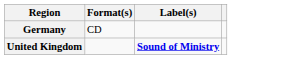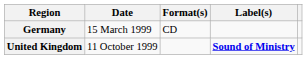+ column: (122, 12)
